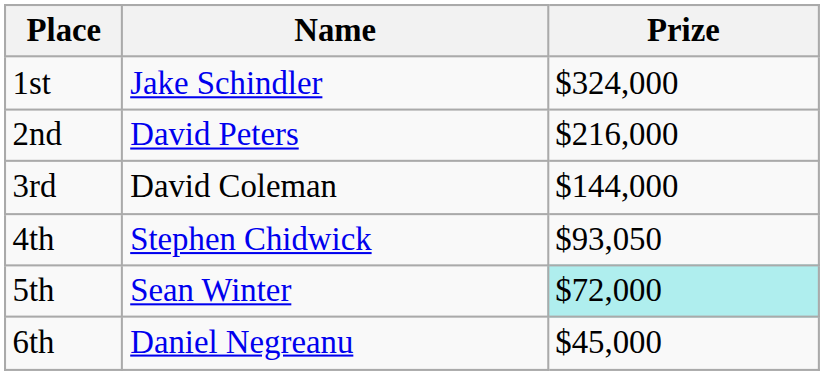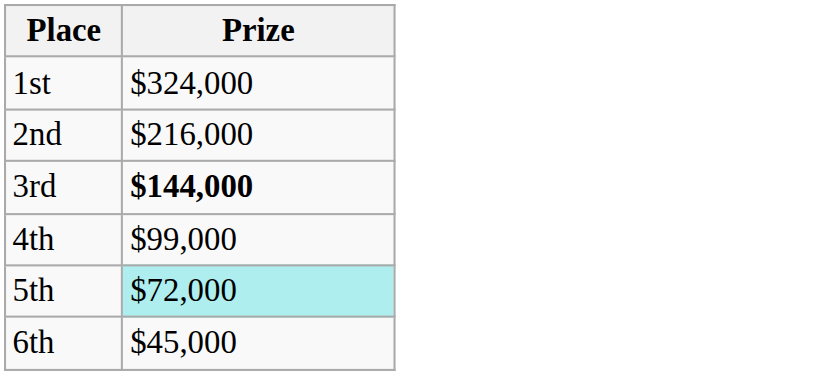- column: (335, 30)
(617, 186) normal -> (192, 186) bold
(609, 238) $93,050 -> (184, 238) $99,000
